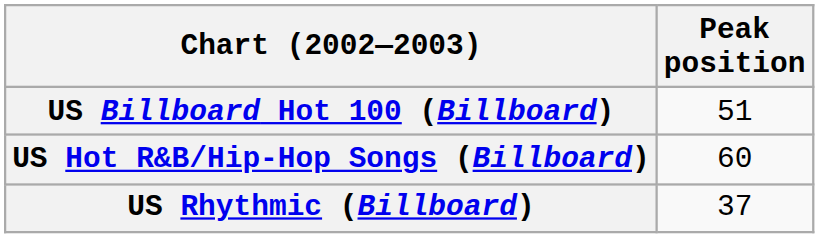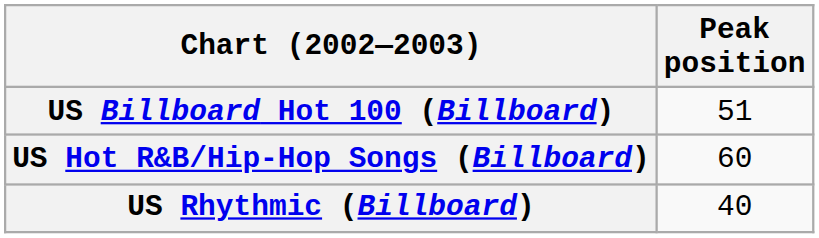(735, 208) 37 -> (735, 208) 40
